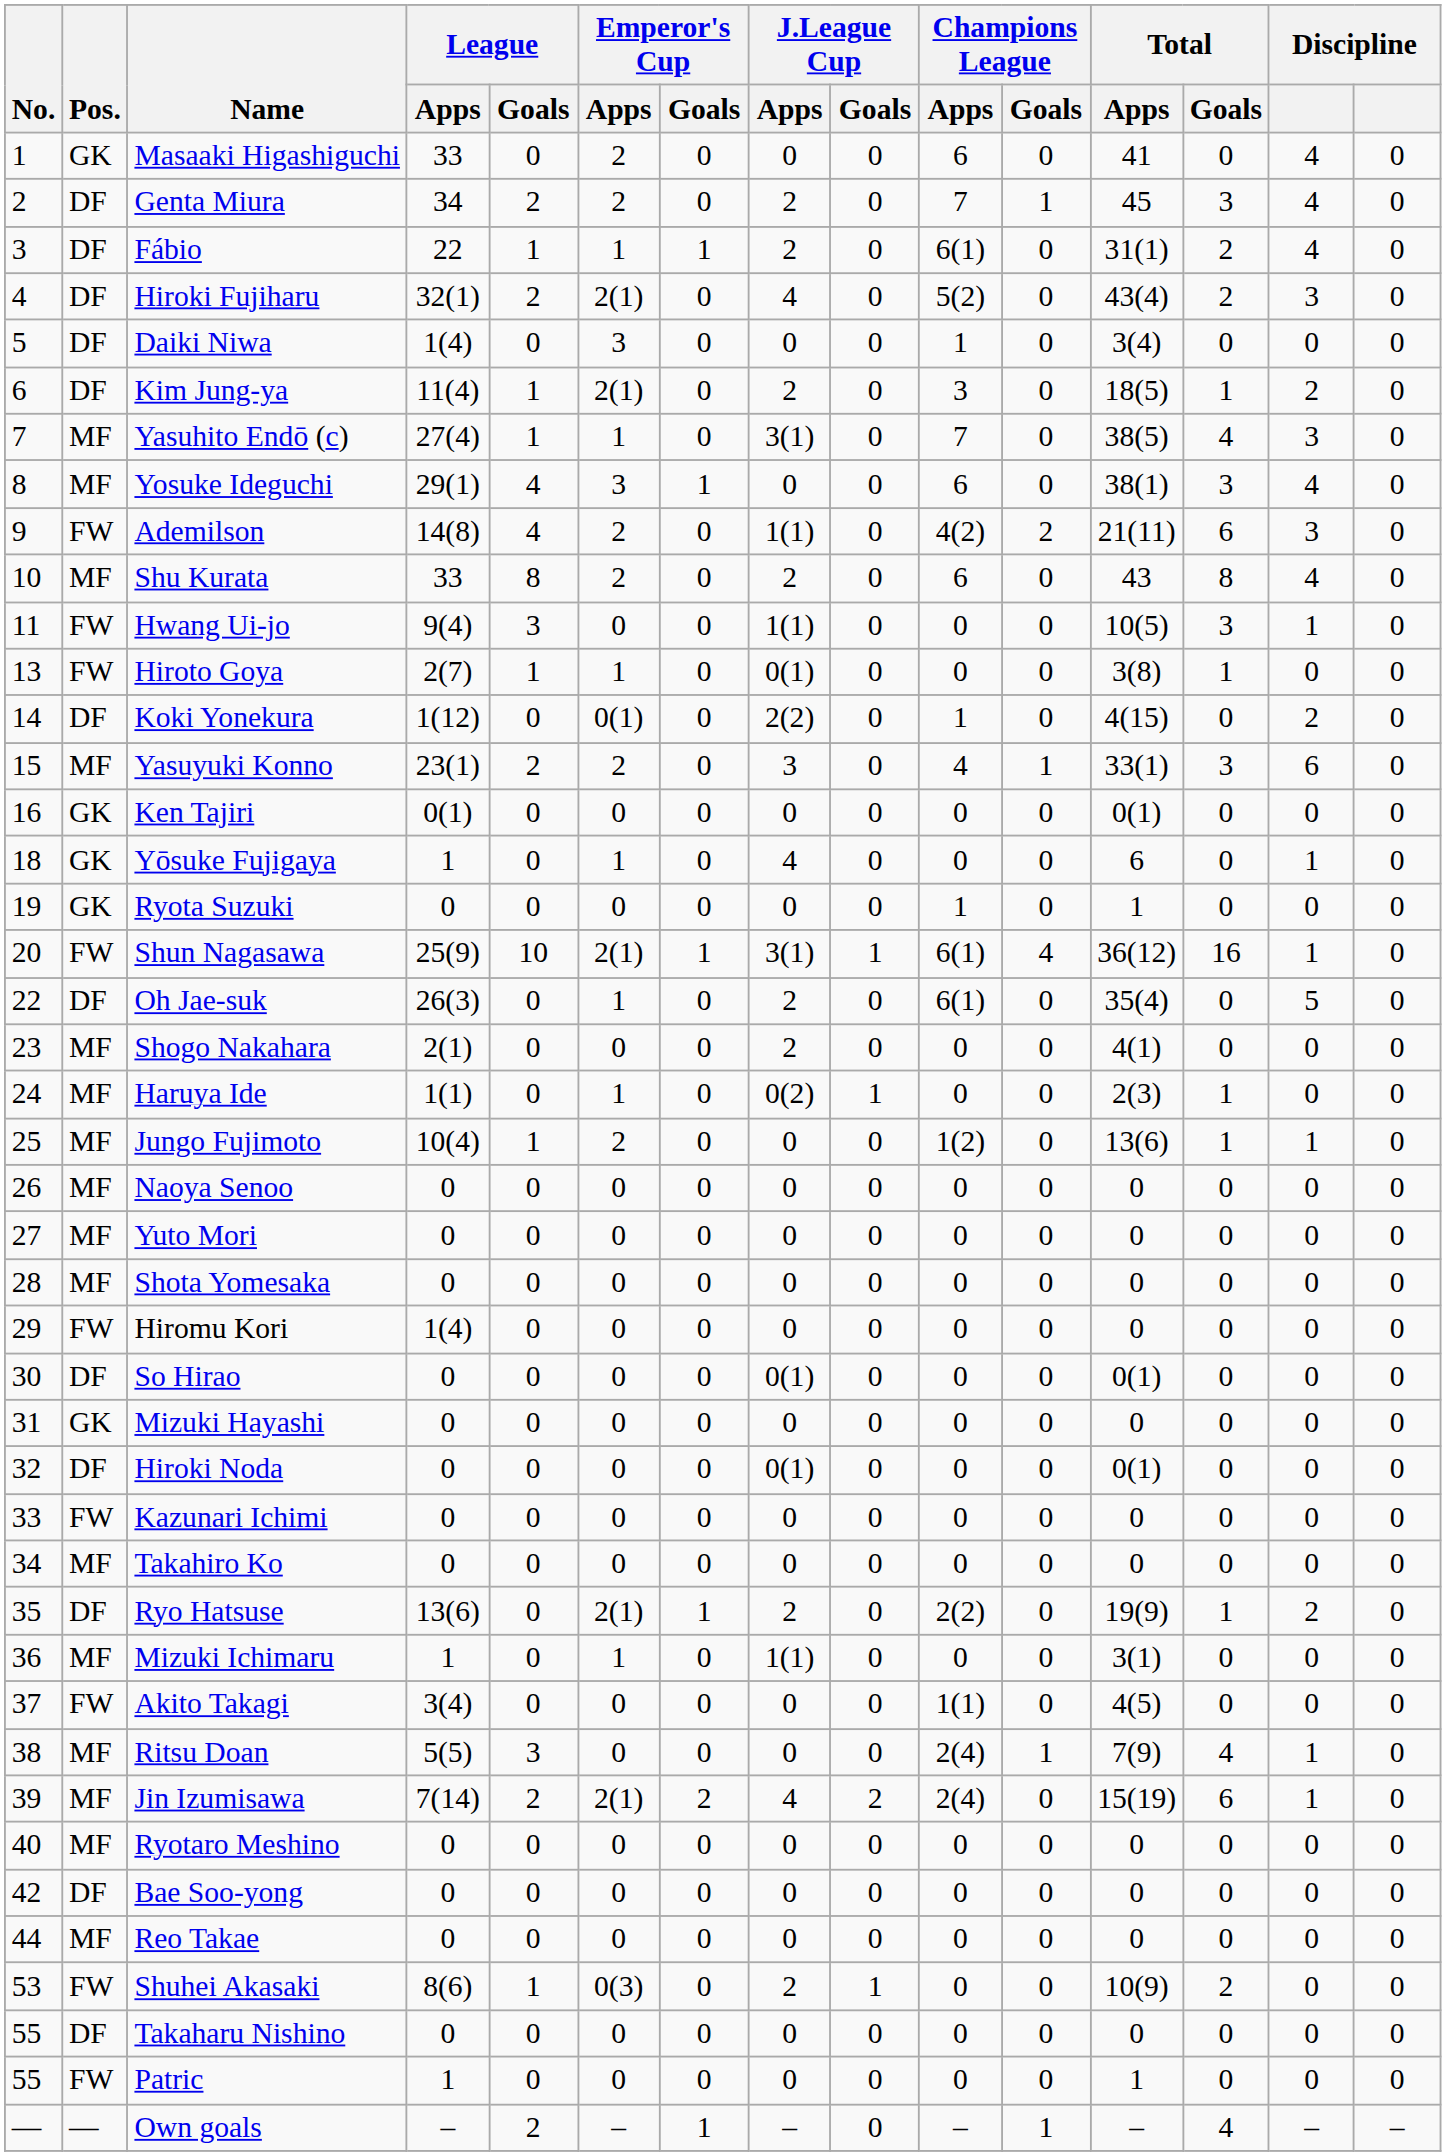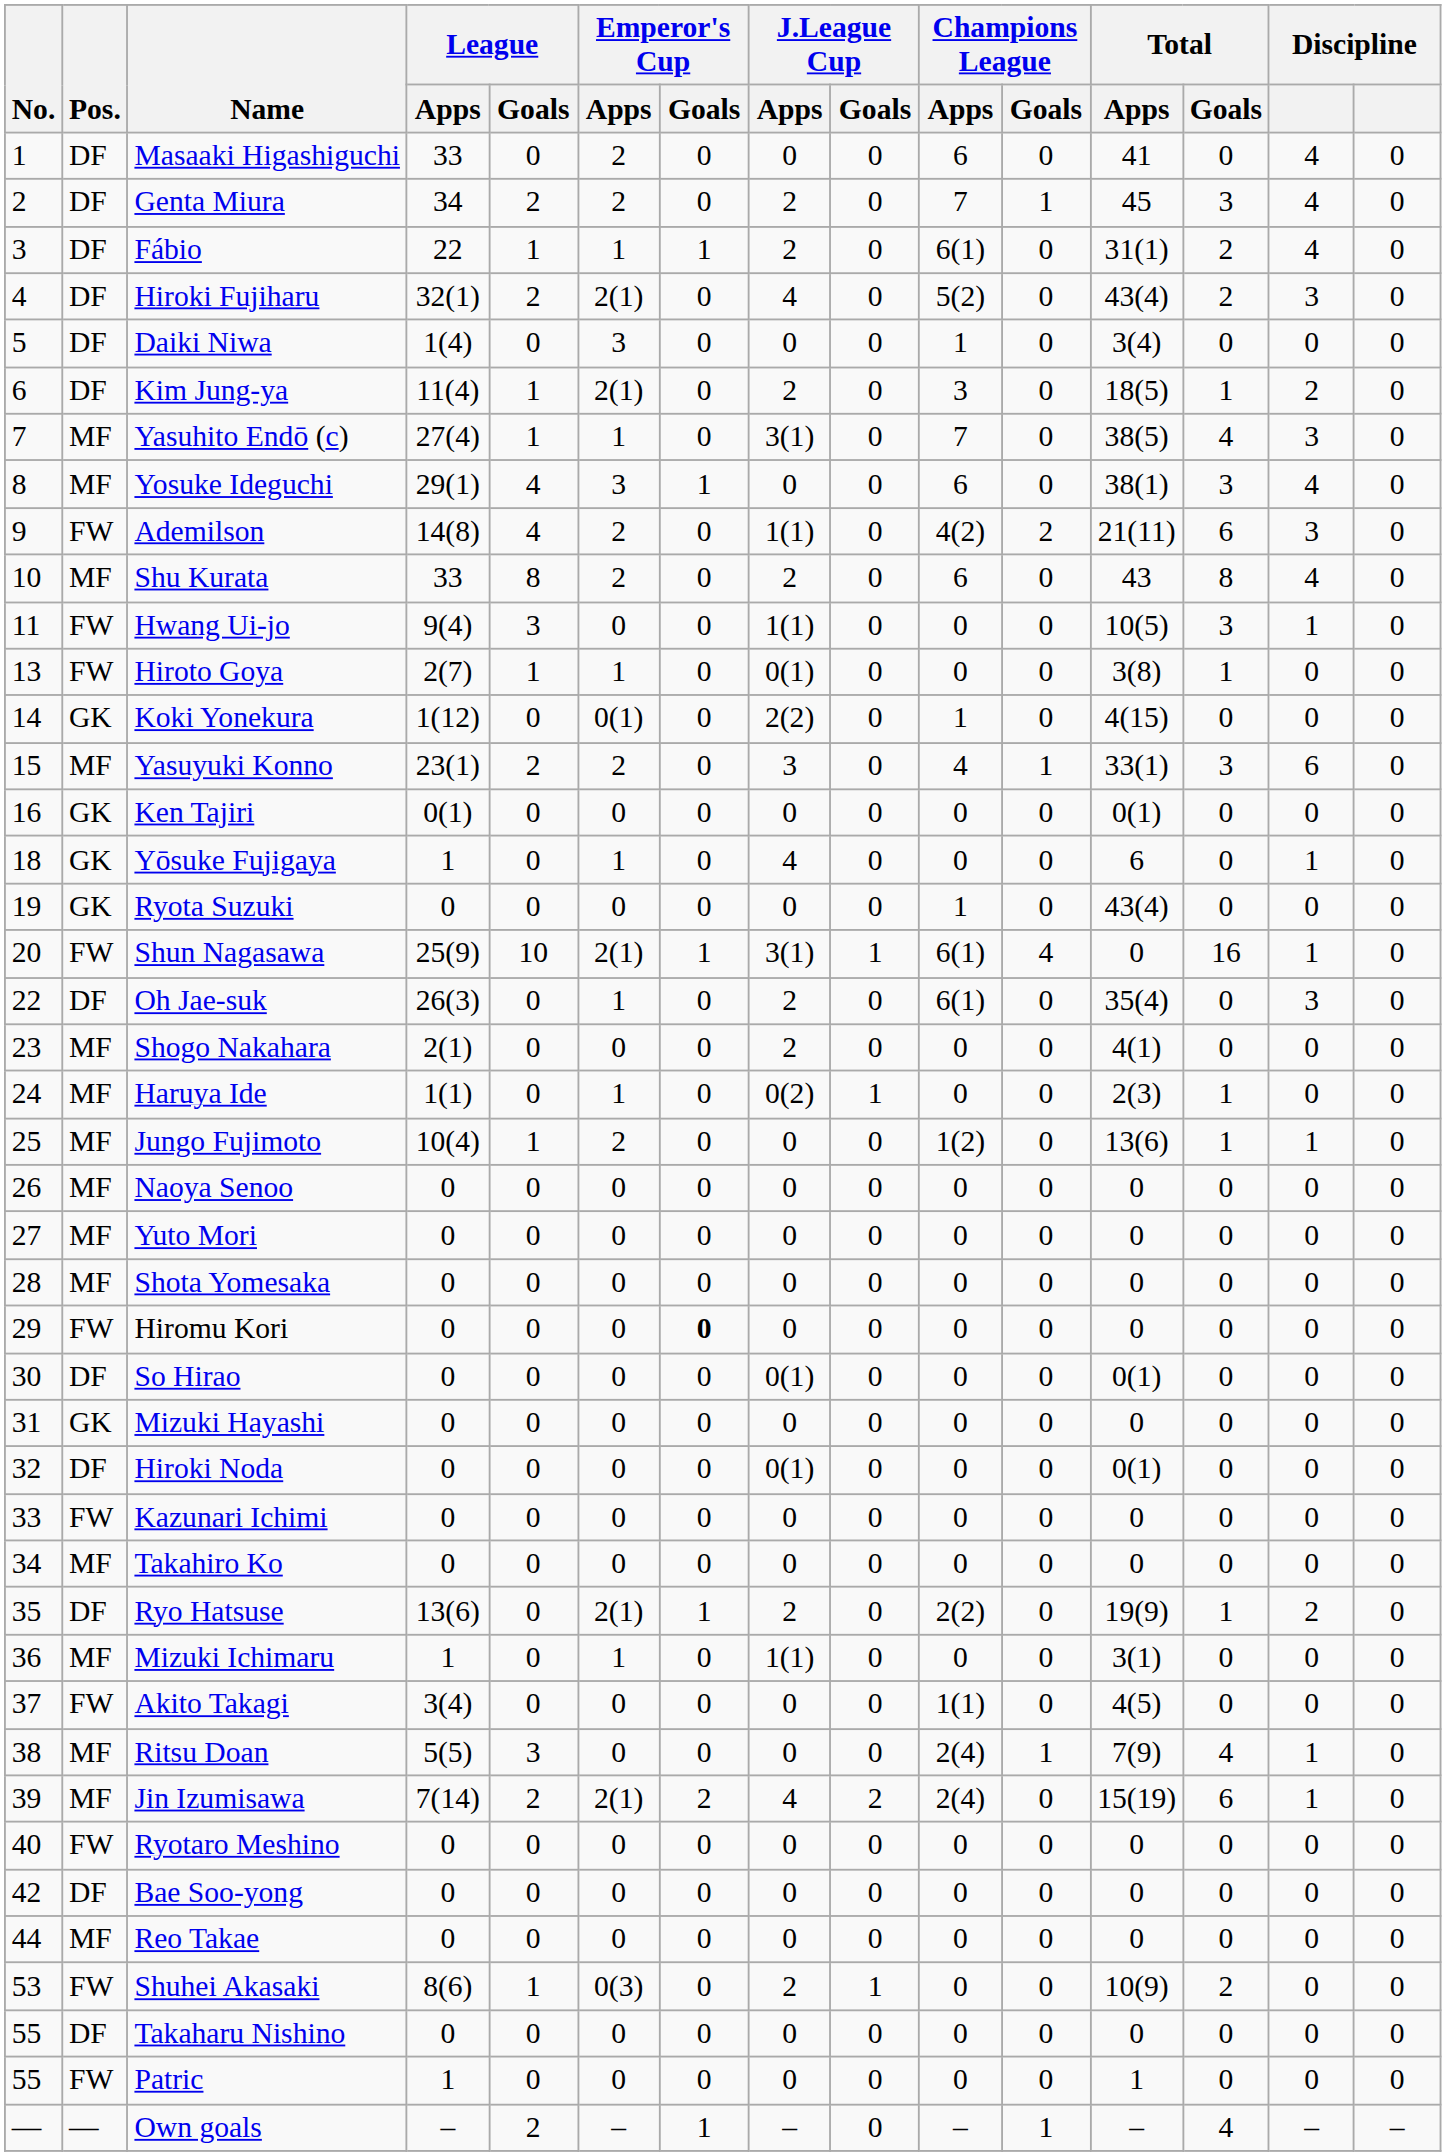(90, 155) GK -> (88, 155) DF
(88, 718) DF -> (90, 718) GK
(1312, 718) 2 -> (1312, 718) 0
(1137, 906) 1 -> (1137, 906) 43(4)
(1137, 953) 36(12) -> (1137, 953) 0
(1312, 1000) 5 -> (1312, 1000) 3
(448, 1328) 1(4) -> (448, 1328) 0
(704, 1328) normal -> (704, 1328) bold
(90, 1845) MF -> (91, 1845) FW
